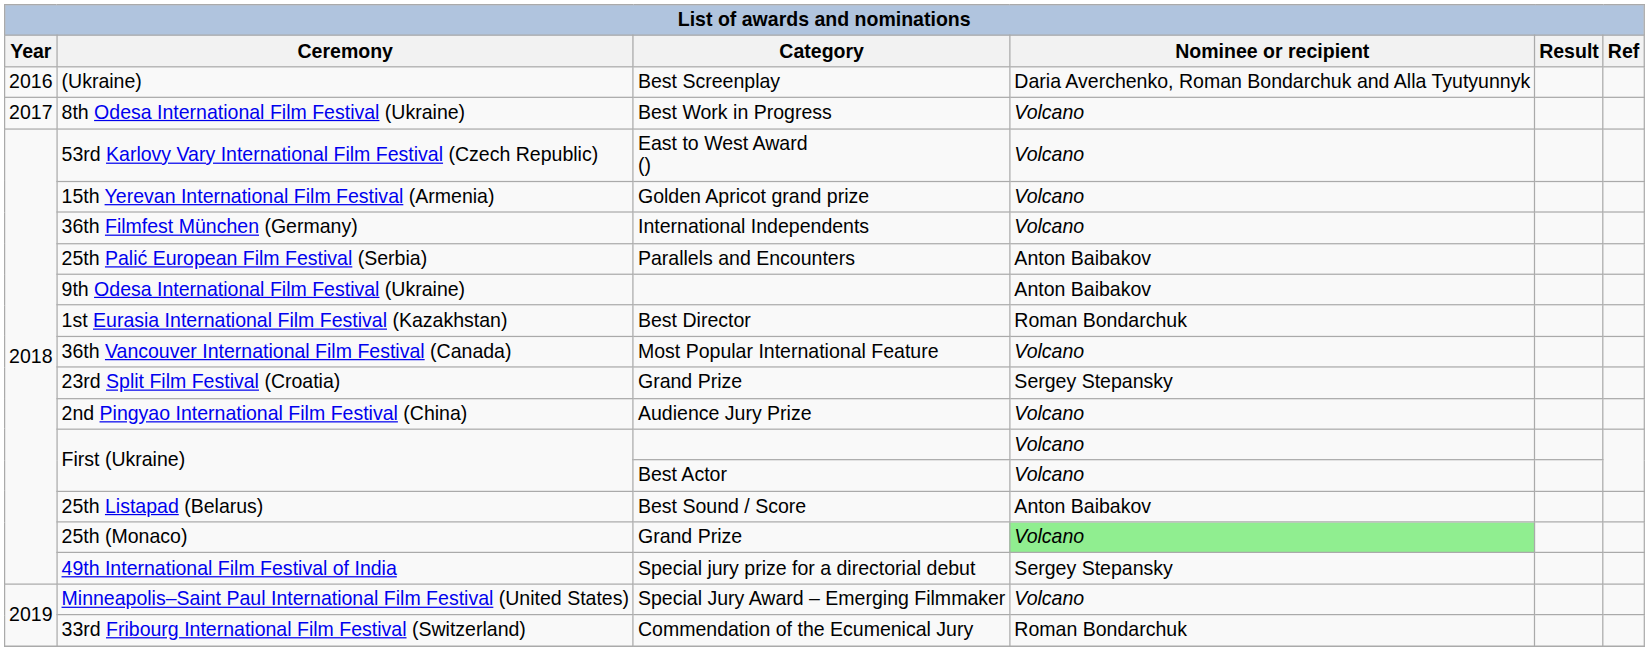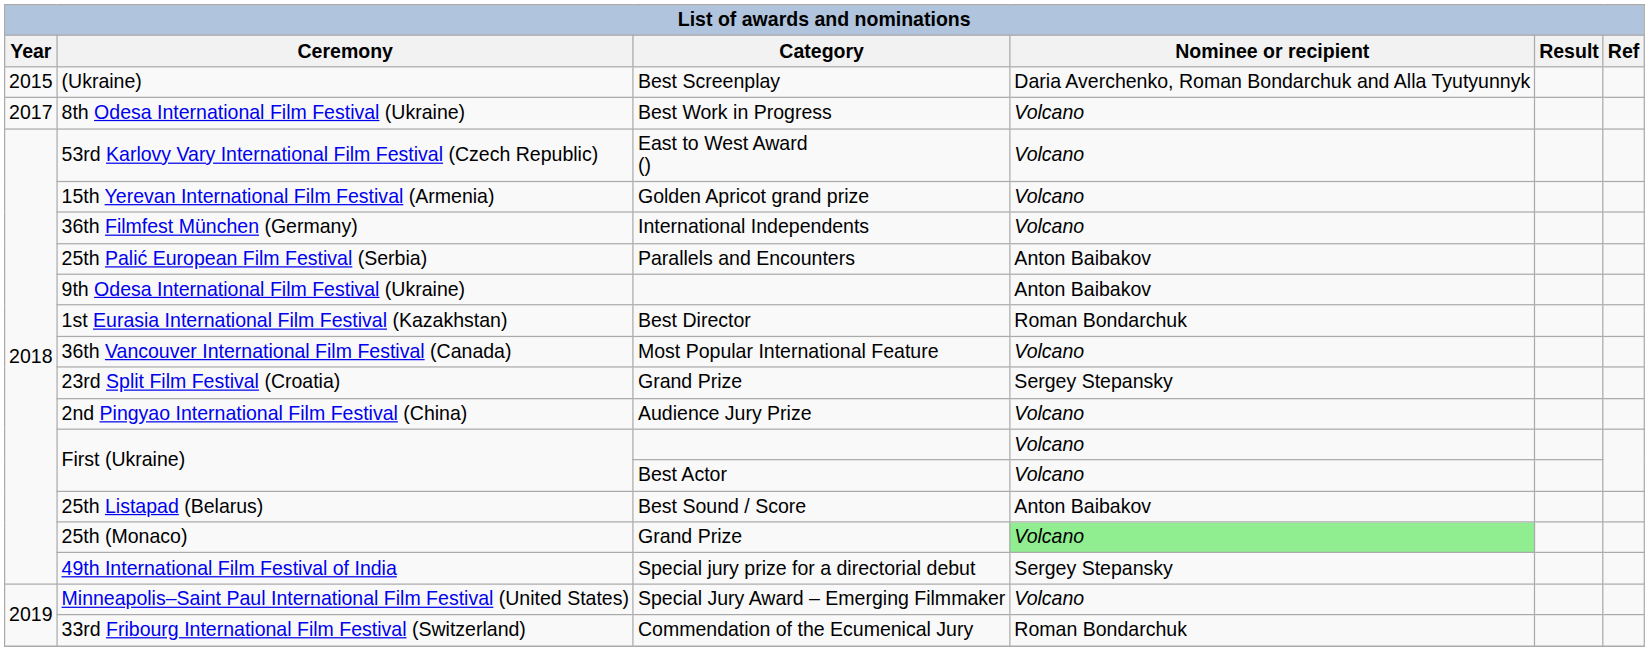(31, 81) 2016 -> (31, 81) 2015
